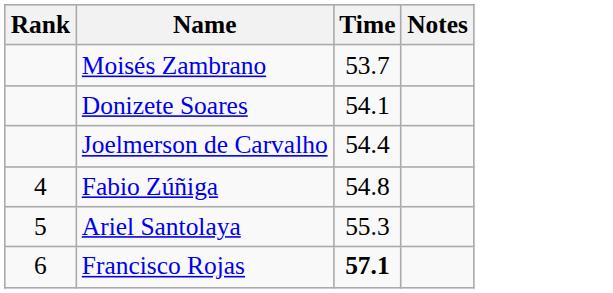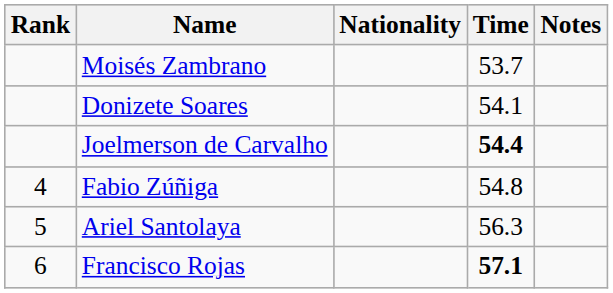+ column: (400, 24)
(367, 145) normal -> (501, 145) bold
(367, 226) 55.3 -> (501, 226) 56.3
